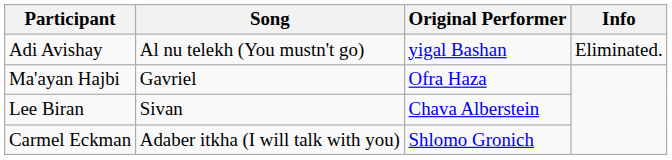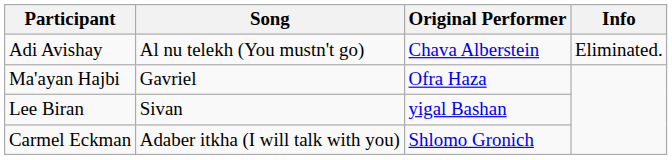(458, 49) yigal Bashan -> (474, 49) Chava Alberstein
(474, 109) Chava Alberstein -> (458, 109) yigal Bashan
